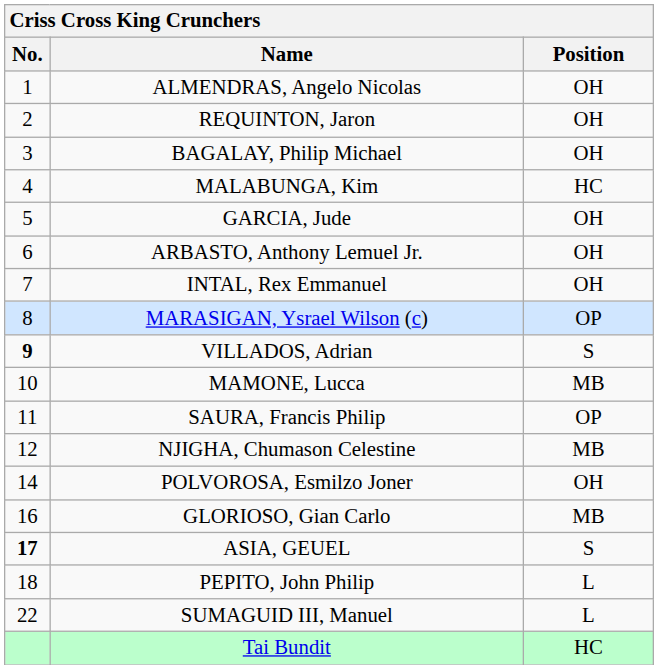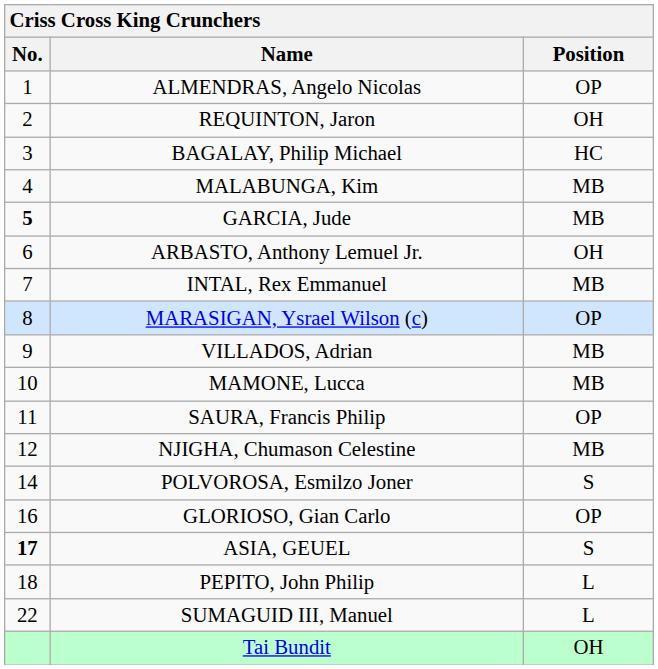(588, 86) OH -> (588, 86) OP
(588, 152) OH -> (588, 152) HC
(588, 185) HC -> (588, 185) MB
(27, 218) normal -> (27, 218) bold
(588, 218) OH -> (588, 218) MB
(588, 284) OH -> (588, 284) MB
(27, 350) bold -> (27, 350) normal
(588, 350) S -> (588, 350) MB
(588, 482) OH -> (588, 482) S
(588, 515) MB -> (588, 515) OP
(588, 647) HC -> (588, 647) OH
